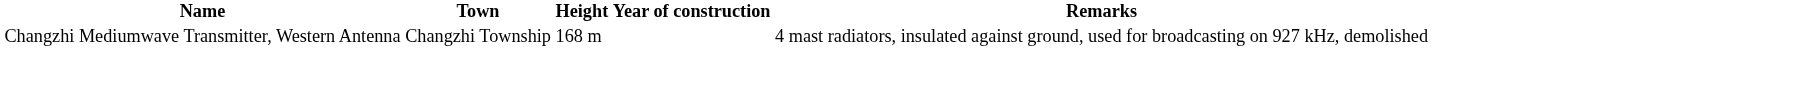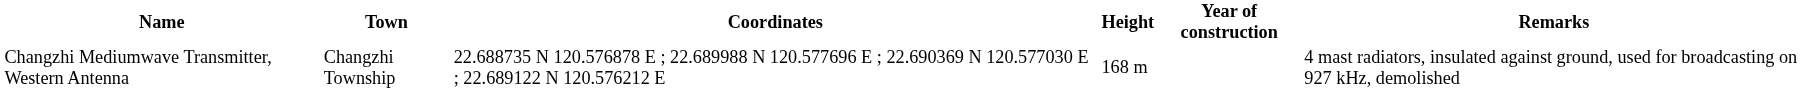+ column: (775, 21)
